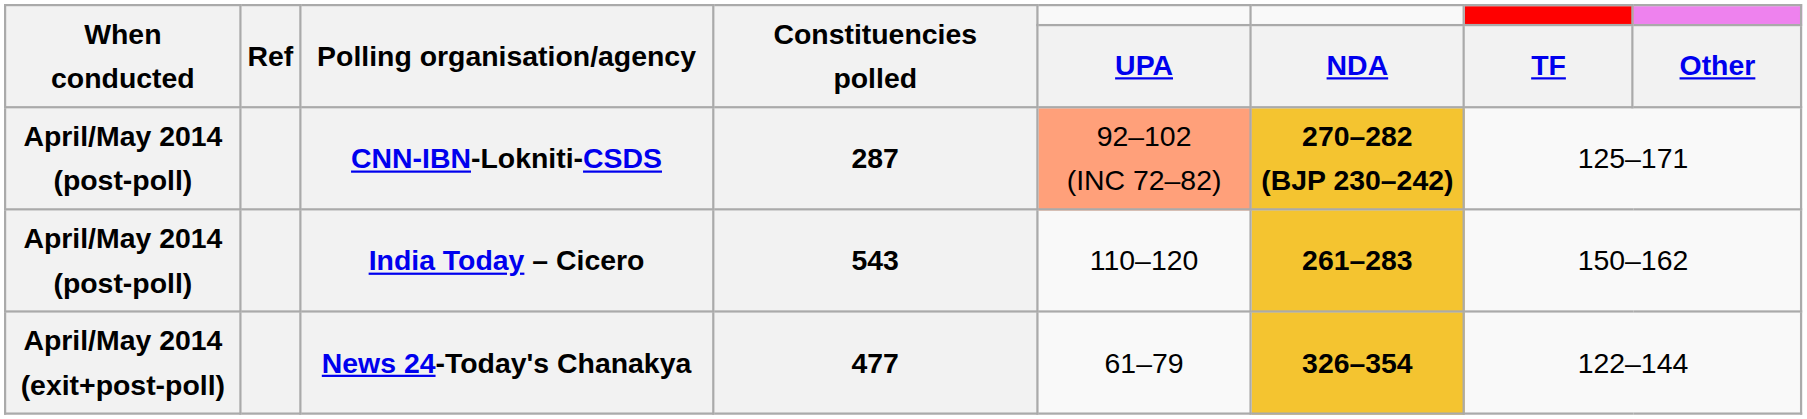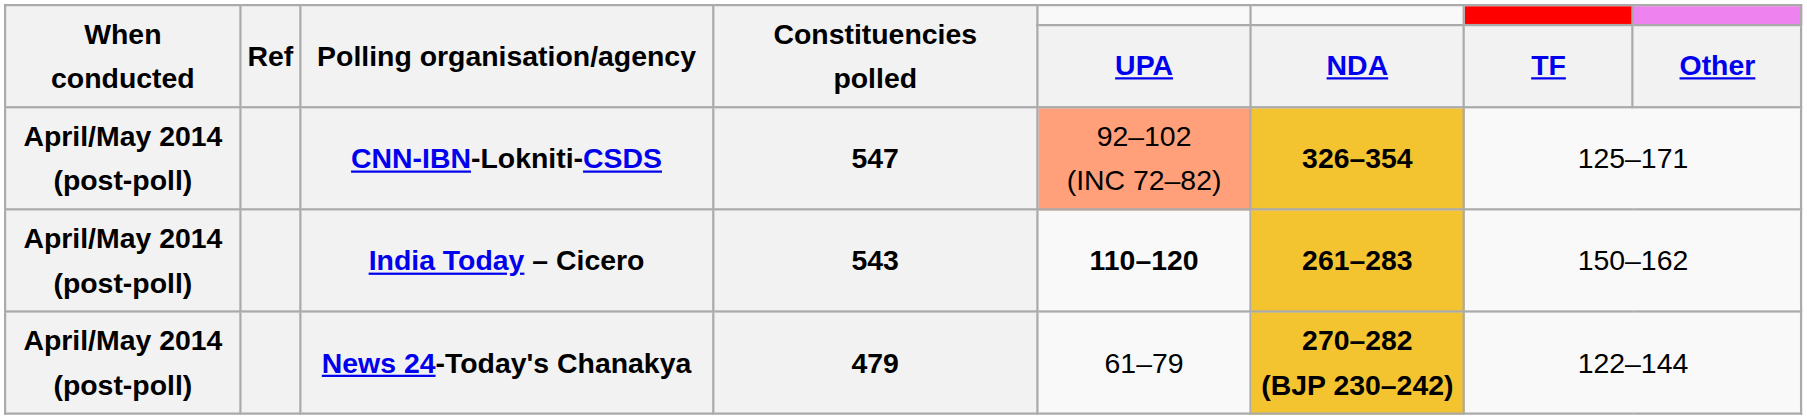(875, 157) 287 -> (875, 157) 547
(1357, 157) 270–282 (BJP 230–242) -> (1357, 157) 326–354
(1144, 260) normal -> (1144, 260) bold
(123, 362) April/May 2014 (exit+post-poll) -> (123, 362) April/May 2014 (post-poll)
(875, 362) 477 -> (875, 362) 479
(1357, 362) 326–354 -> (1357, 362) 270–282 (BJP 230–242)
